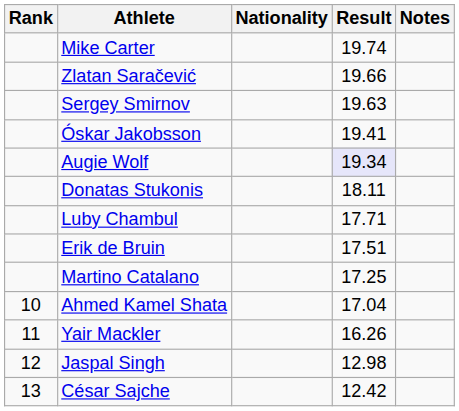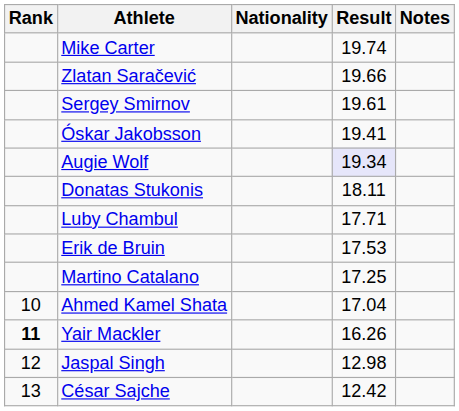(364, 104) 19.63 -> (364, 104) 19.61
(364, 248) 17.51 -> (364, 248) 17.53
(31, 334) normal -> (31, 334) bold
